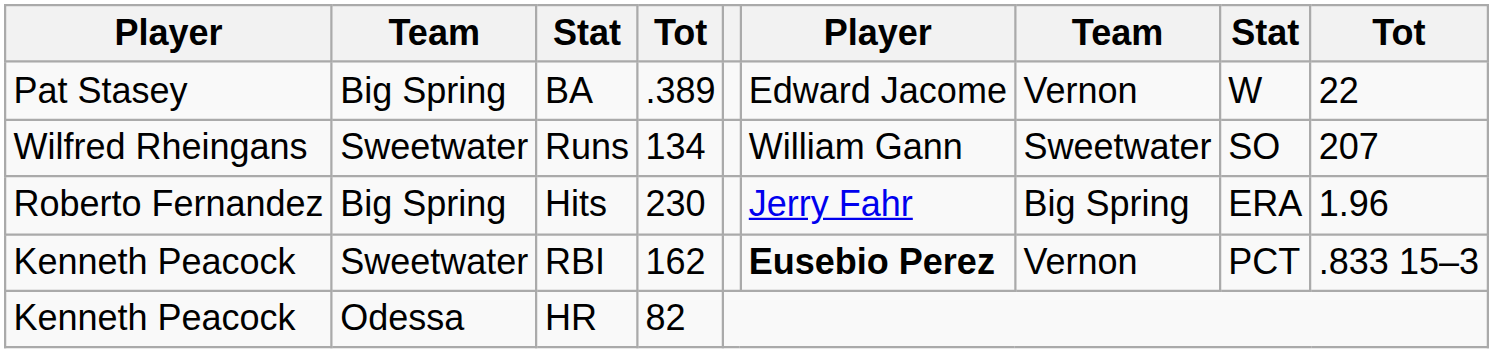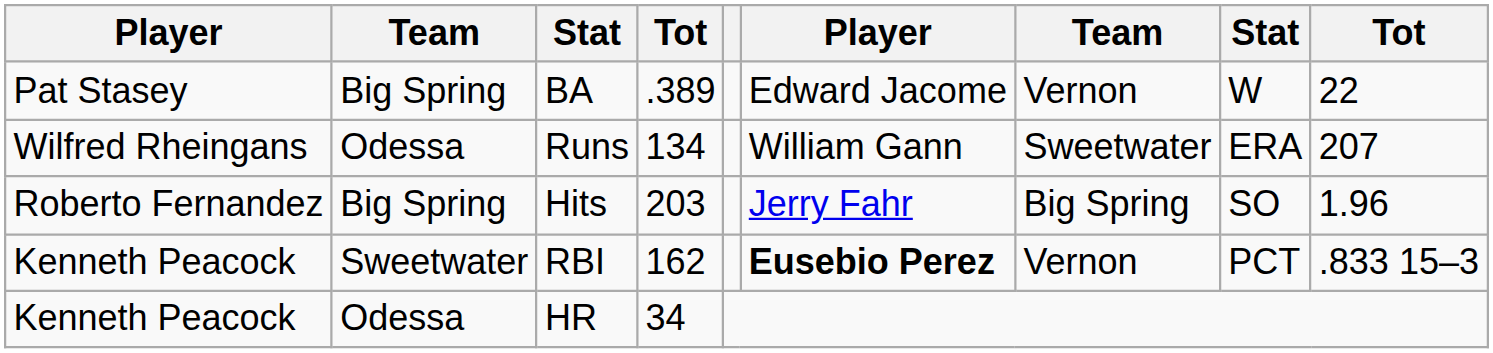(434, 147) Sweetwater -> (402, 147) Odessa
(1254, 147) SO -> (1265, 147) ERA
(676, 204) 230 -> (676, 204) 203
(1265, 204) ERA -> (1254, 204) SO
(666, 318) 82 -> (666, 318) 34
